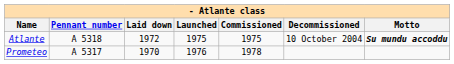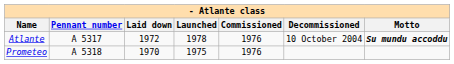(87, 39) A 5318 -> (87, 39) A 5317
(196, 39) 1975 -> (196, 39) 1978
(251, 39) 1975 -> (251, 39) 1976
(87, 53) A 5317 -> (87, 53) A 5318
(196, 53) 1976 -> (196, 53) 1975
(251, 53) 1978 -> (251, 53) 1976
